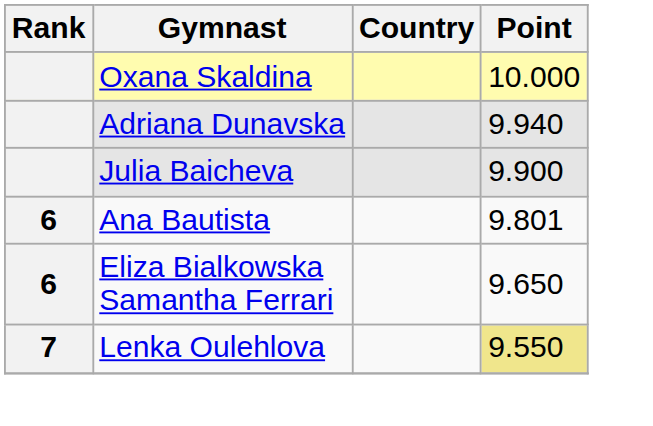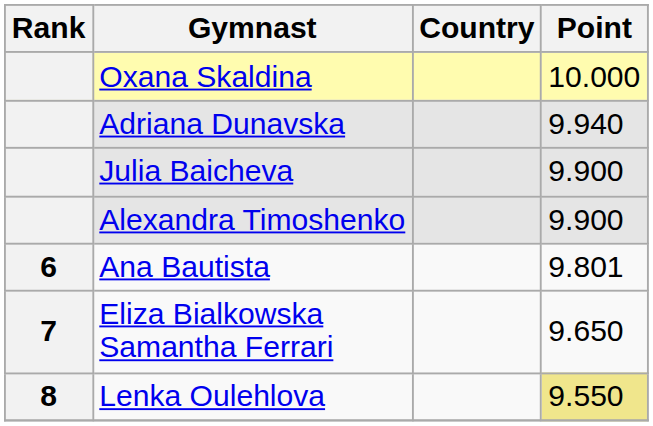+ row: (252, 219)
(49, 283) 6 -> (49, 331) 7
(49, 348) 7 -> (49, 396) 8
